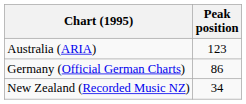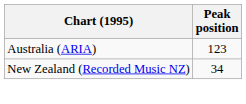- row: (96, 68)
